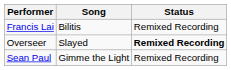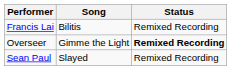(73, 42) Slayed -> (94, 42) Gimme the Light
(94, 57) Gimme the Light -> (73, 57) Slayed
